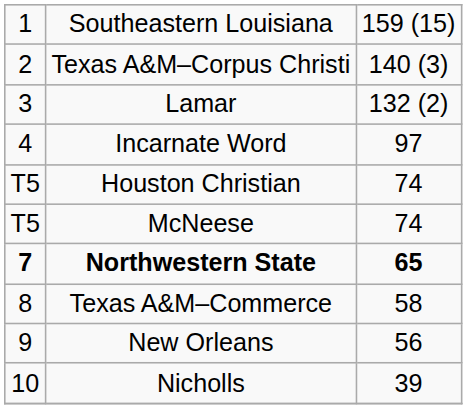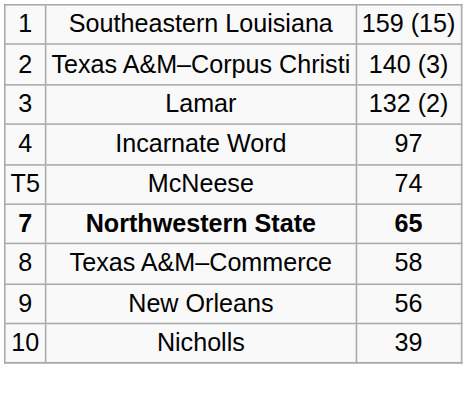- row: (201, 183)
